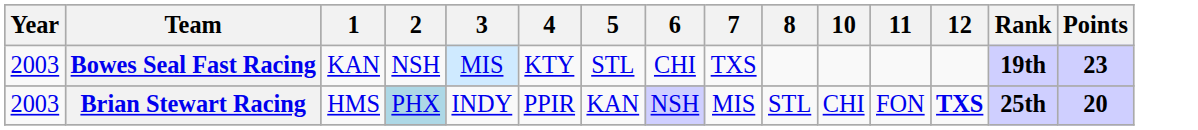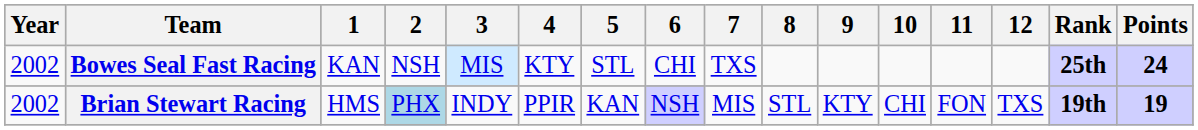+ column: (848, 24)
(35, 65) 2003 -> (35, 65) 2002
(1023, 65) 19th -> (1083, 65) 25th
(1095, 65) 23 -> (1155, 65) 24
(35, 105) 2003 -> (35, 105) 2002
(960, 105) bold -> (1020, 105) normal
(1023, 105) 25th -> (1083, 105) 19th
(1095, 105) 20 -> (1155, 105) 19
